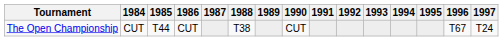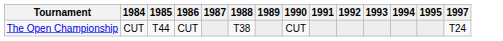- column: (458, 12)
